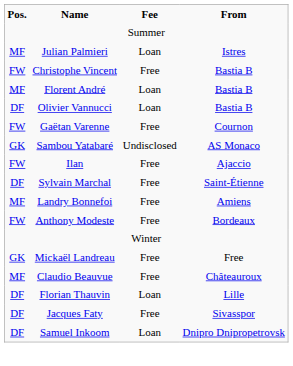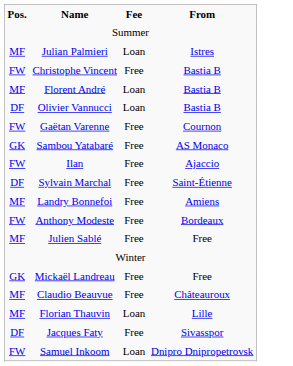(150, 145) Undisclosed -> (134, 145) Free
+ row: (75, 239)
(17, 295) DF -> (17, 313) MF
(17, 332) DF -> (17, 351) FW
